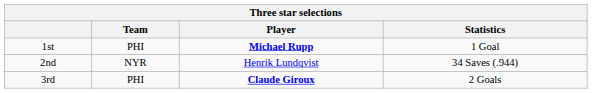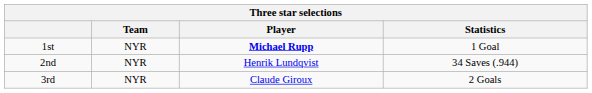(135, 46) PHI -> (135, 46) NYR
(135, 79) PHI -> (135, 79) NYR
(281, 79) bold -> (281, 79) normal
